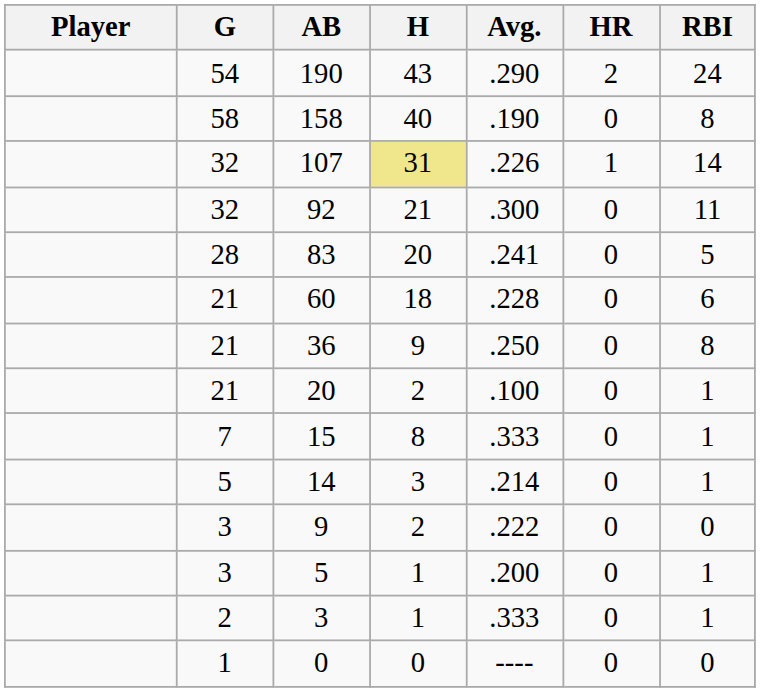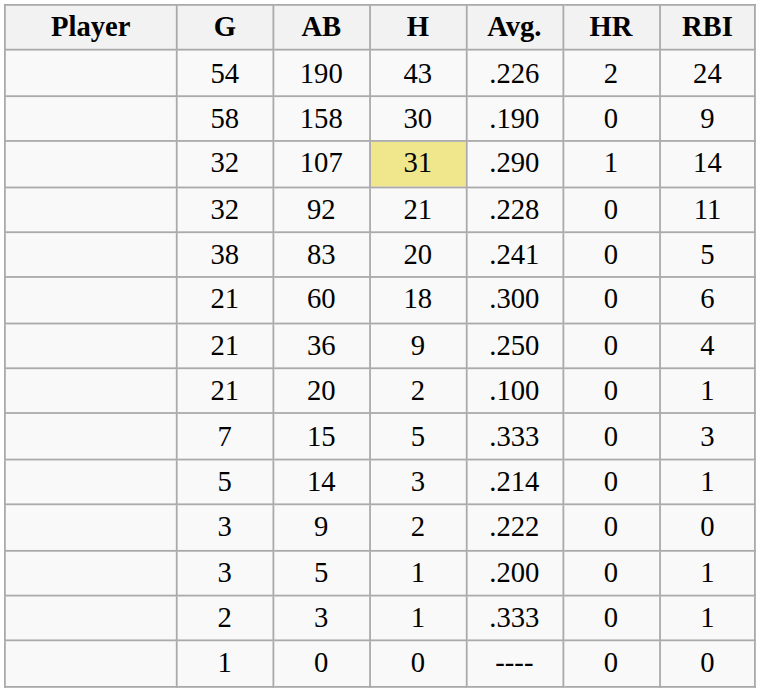(514, 72) .290 -> (514, 72) .226
(418, 118) 40 -> (418, 118) 30
(707, 118) 8 -> (707, 118) 9
(514, 163) .226 -> (514, 163) .290
(514, 208) .300 -> (514, 208) .228
(225, 254) 28 -> (225, 254) 38
(514, 299) .228 -> (514, 299) .300
(707, 345) 8 -> (707, 345) 4
(418, 436) 8 -> (418, 436) 5
(707, 436) 1 -> (707, 436) 3
